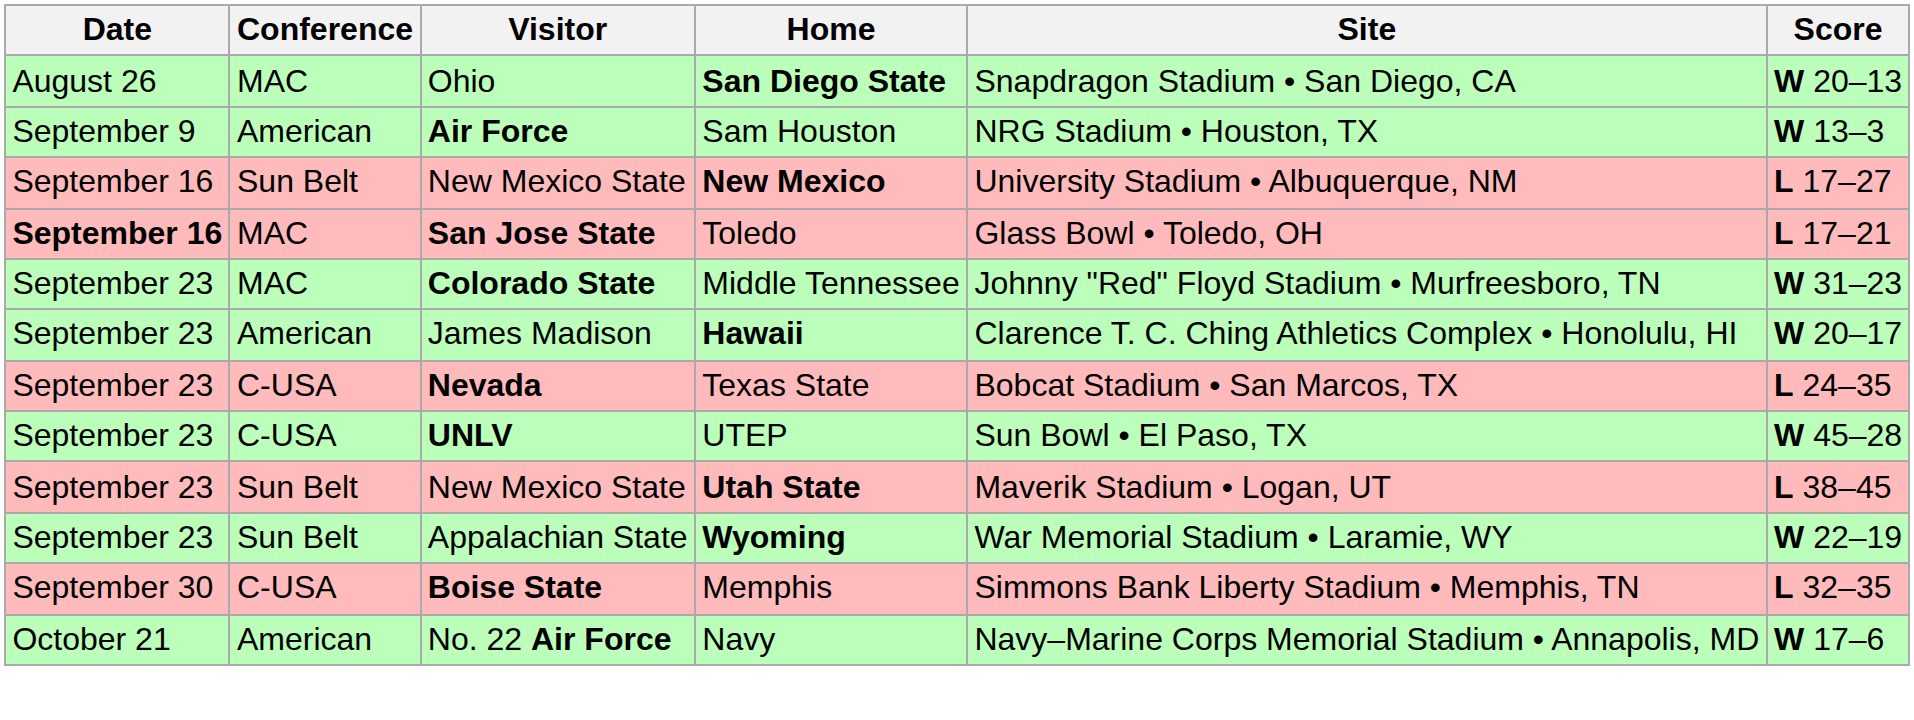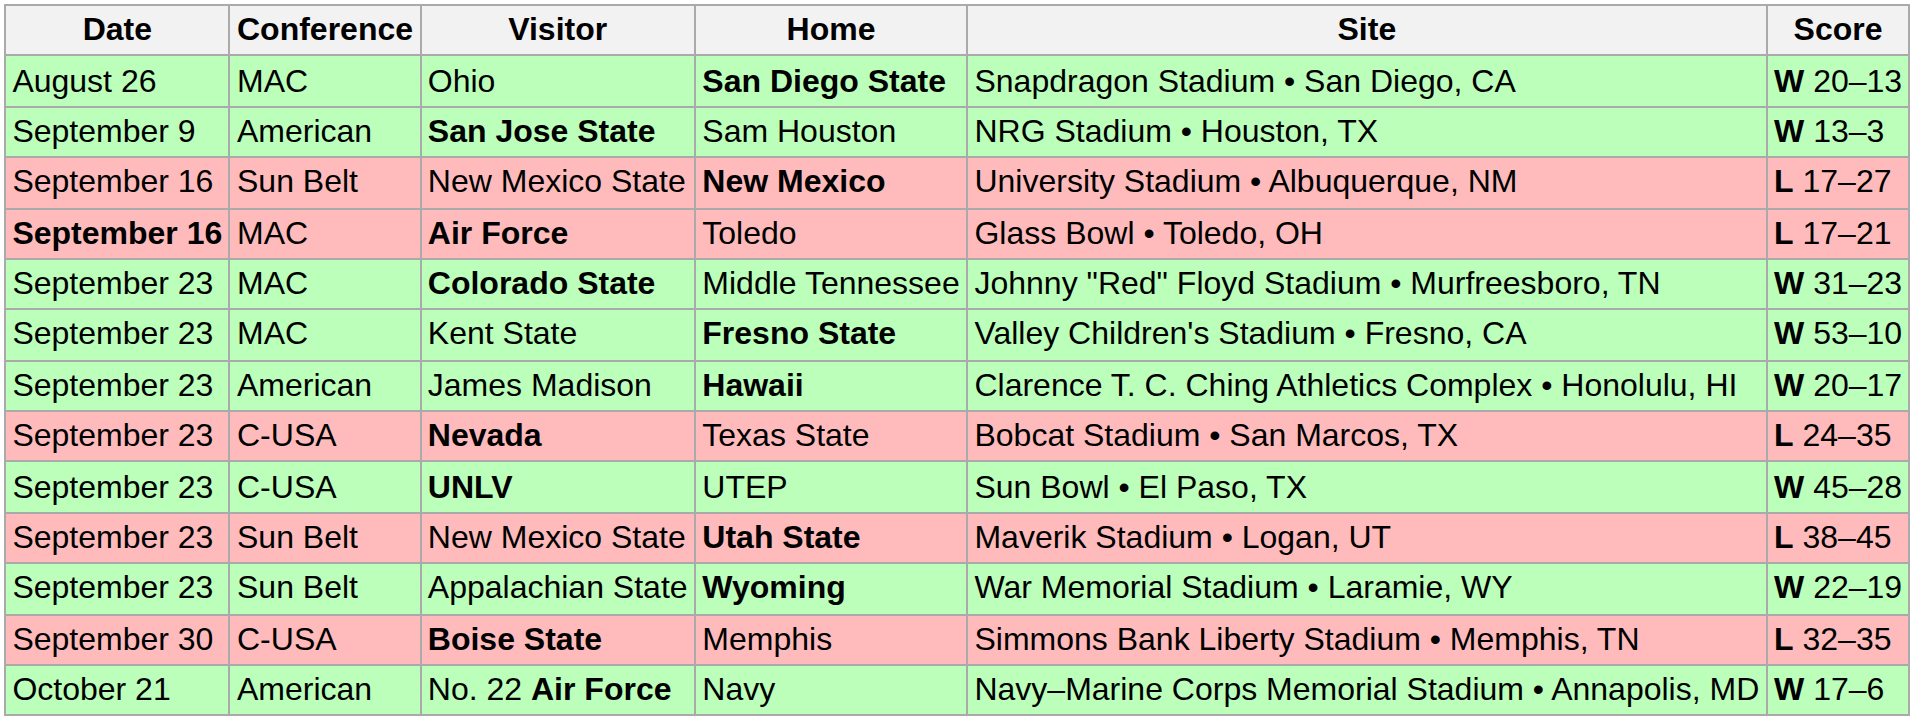(498, 131) Air Force -> (542, 131) San Jose State
(542, 232) San Jose State -> (498, 232) Air Force
+ row: (799, 334)
